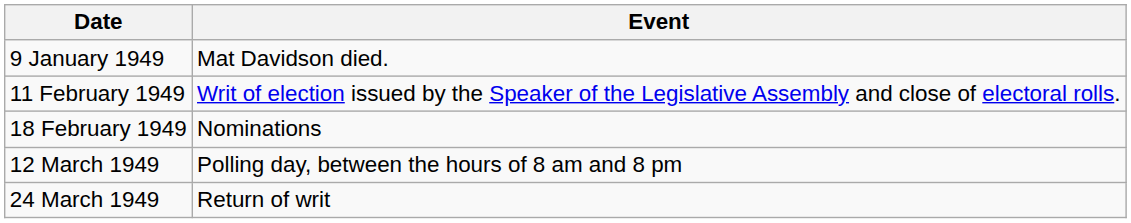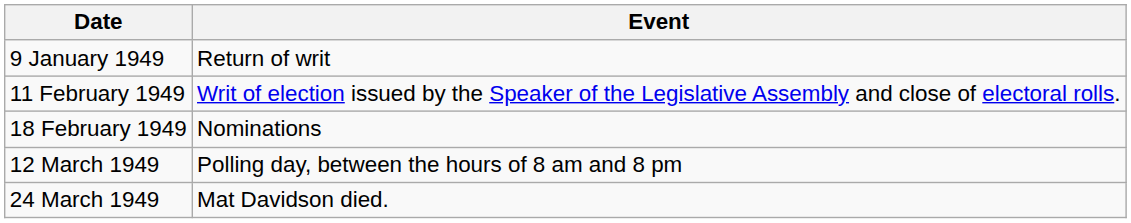(293, 57) Mat Davidson died. -> (264, 57) Return of writ
(264, 199) Return of writ -> (293, 199) Mat Davidson died.
